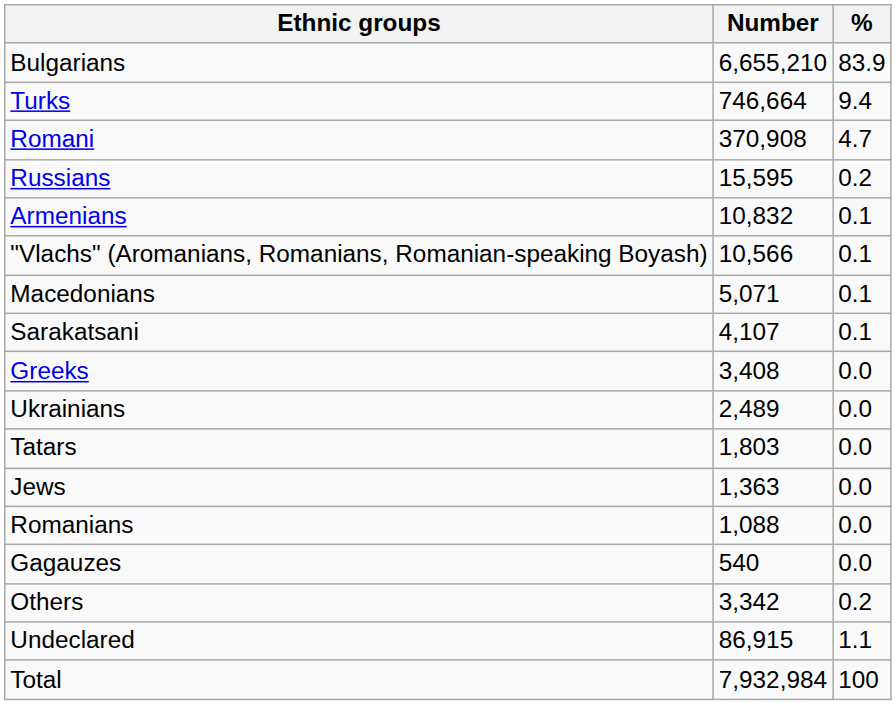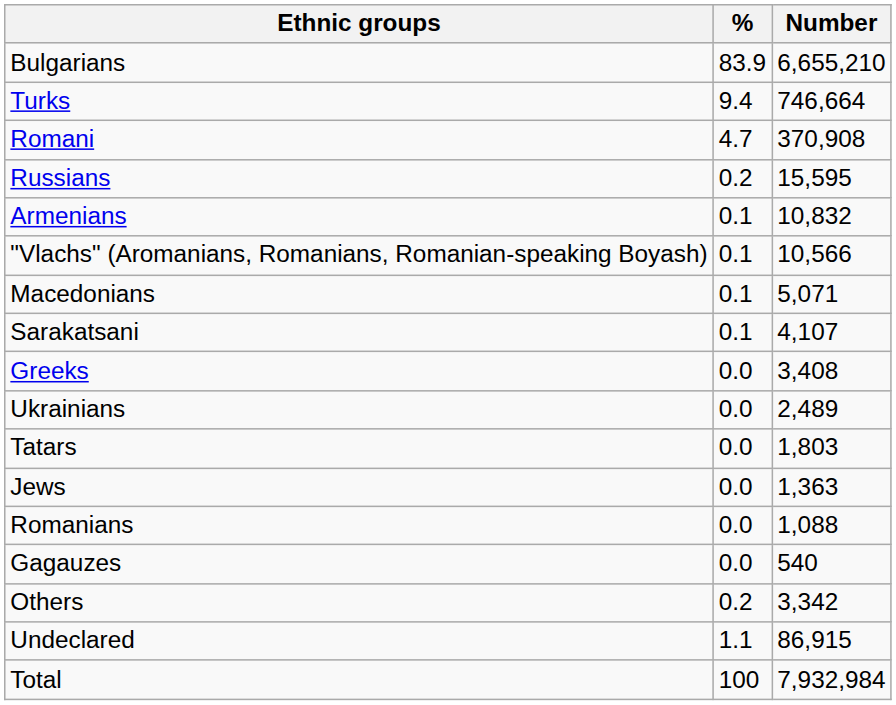columns swapped: (773, 23) <-> (862, 23)
